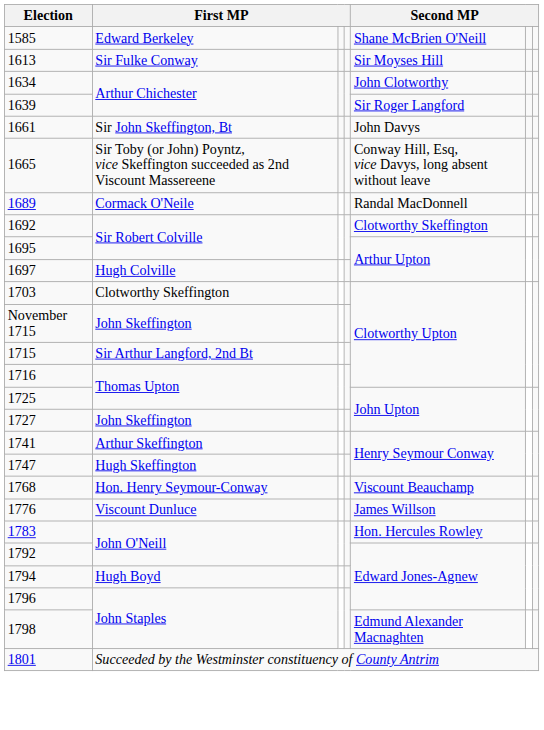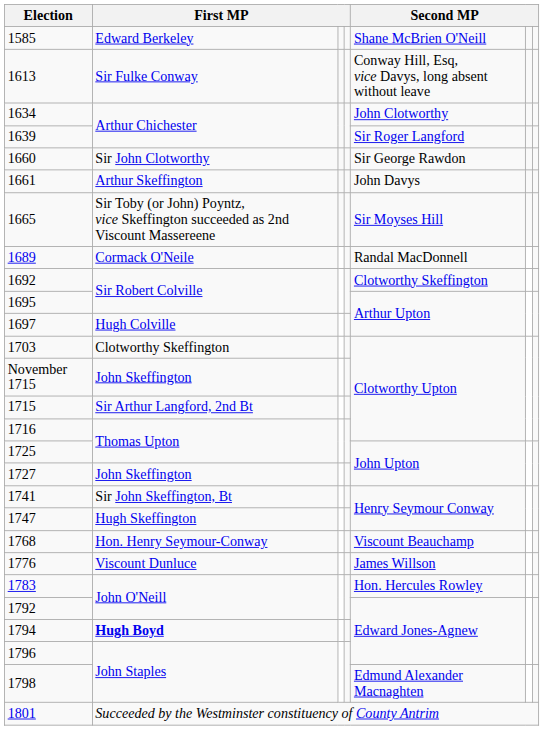(399, 60) Sir Moyses Hill -> (421, 76) Conway Hill, Esq, vice Davys, long absent without leave
+ row: (22, 158)
(164, 127) Sir John Skeffington, Bt -> (149, 181) Arthur Skeffington
(421, 165) Conway Hill, Esq, vice Davys, long absent without leave -> (399, 219) Sir Moyses Hill
(149, 442) Arthur Skeffington -> (164, 496) Sir John Skeffington, Bt
(128, 576) normal -> (130, 630) bold
